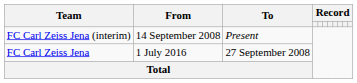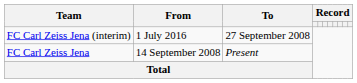(178, 35) 14 September 2008 -> (161, 35) 1 July 2016
(242, 35) Present -> (268, 35) 27 September 2008
(161, 52) 1 July 2016 -> (178, 52) 14 September 2008
(268, 52) 27 September 2008 -> (242, 52) Present
